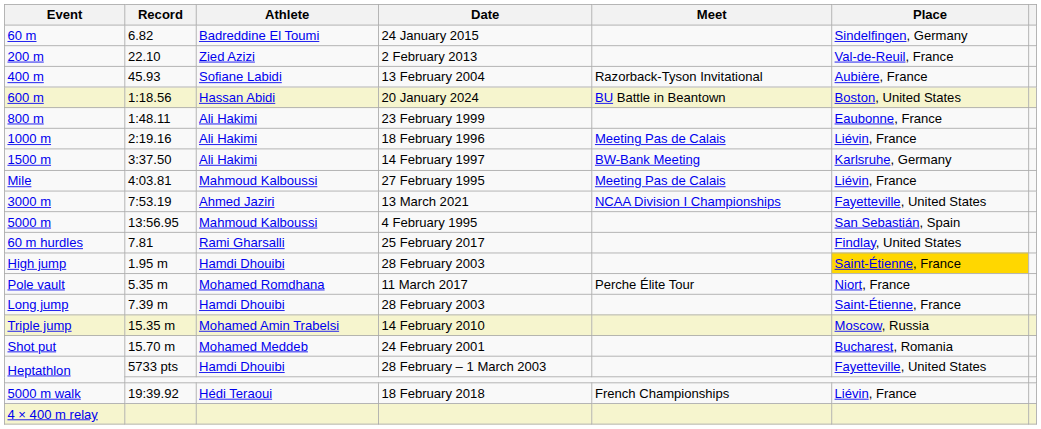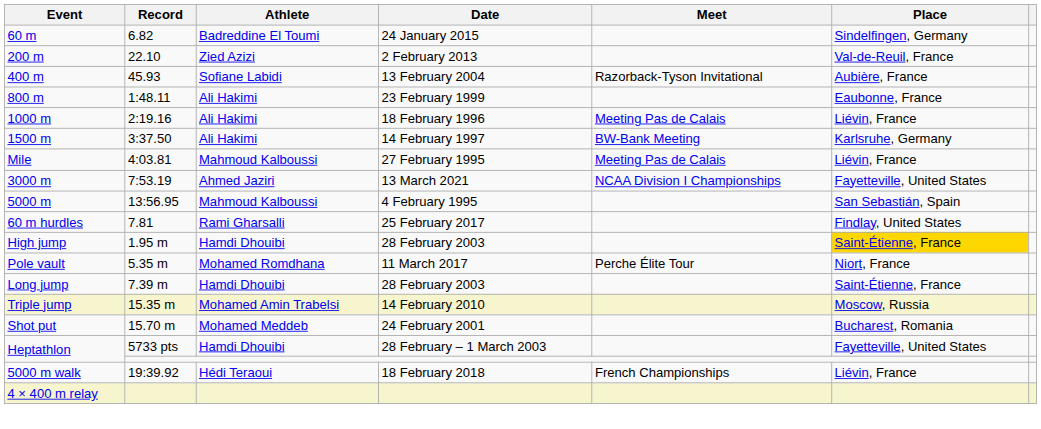- row: (26, 98)
